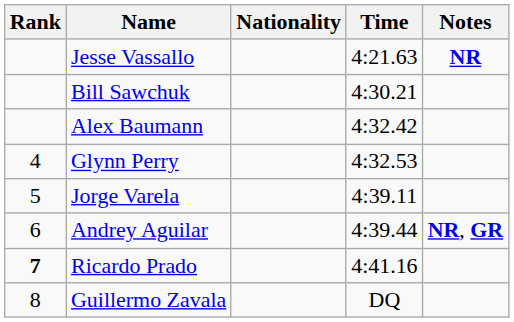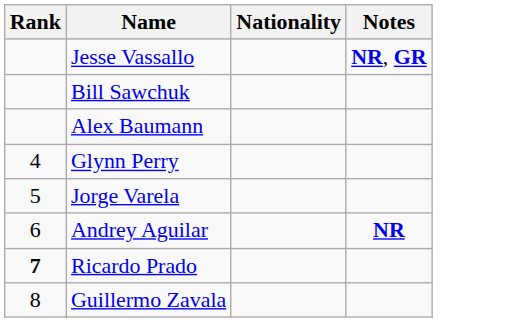- column: (384, 21)
(465, 56) NR -> (389, 56) NR, GR
(465, 230) NR, GR -> (389, 230) NR
